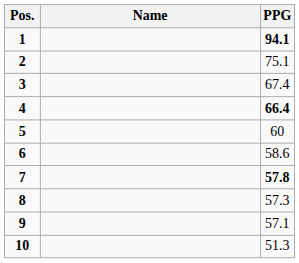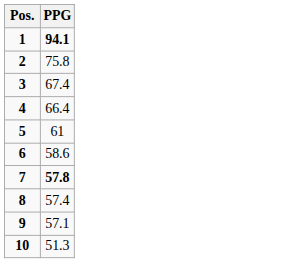- column: (150, 16)
(277, 62) 75.1 -> (57, 62) 75.8
(277, 108) bold -> (57, 108) normal
(277, 131) 60 -> (57, 131) 61
(277, 200) 57.3 -> (57, 200) 57.4
